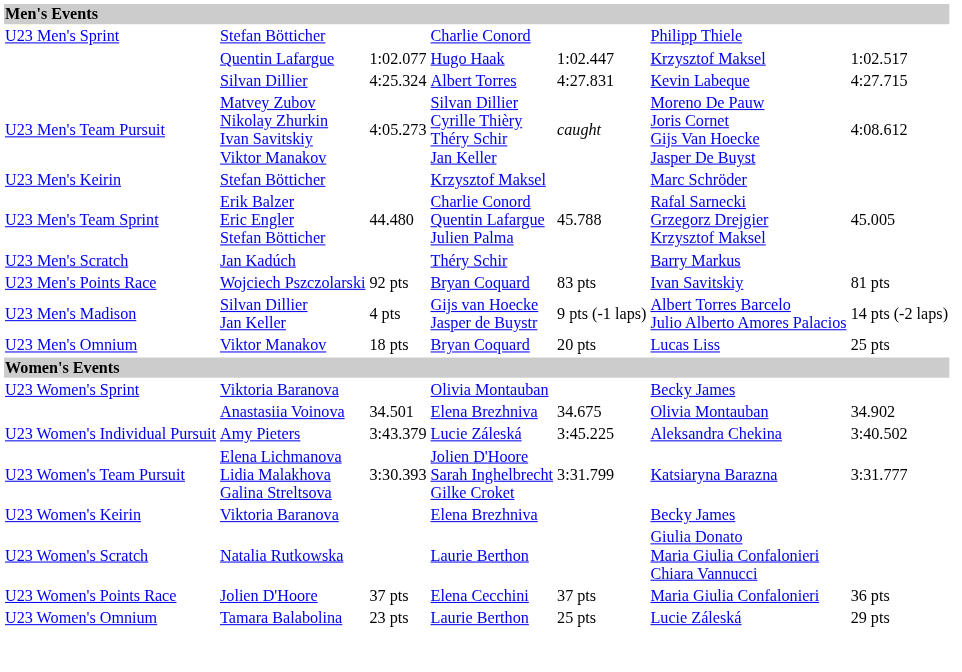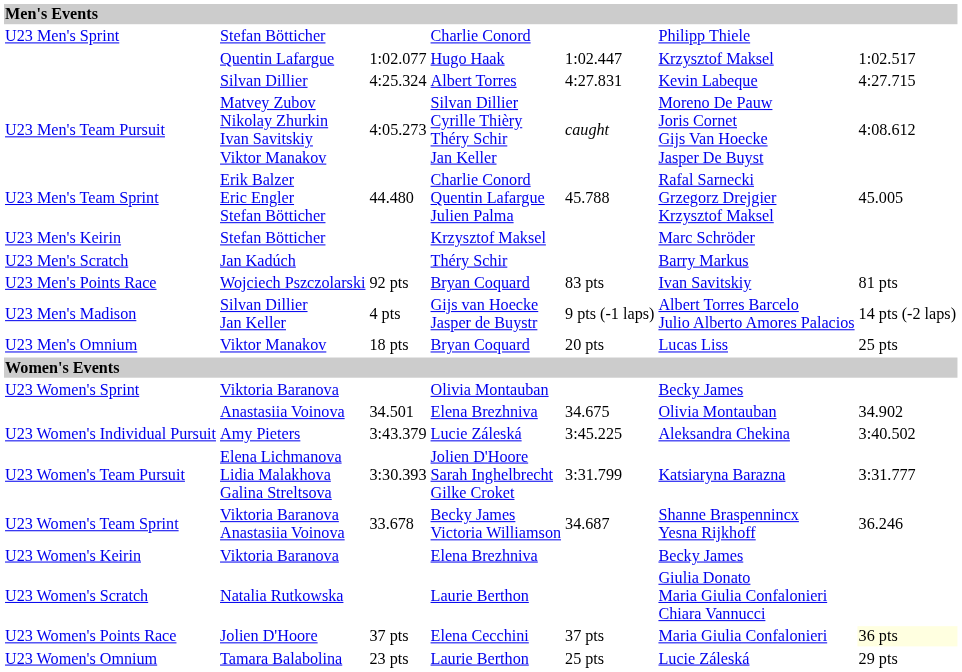rows swapped: (82, 220) <-> (63, 179)
+ row: (92, 524)
(870, 595) no background -> (878, 636) lightyellow background
